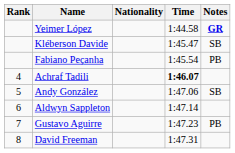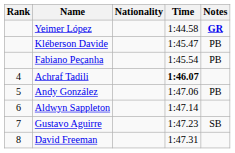(215, 44) SB -> (215, 44) PB
(215, 92) SB -> (215, 92) PB
(215, 124) PB -> (215, 124) SB
